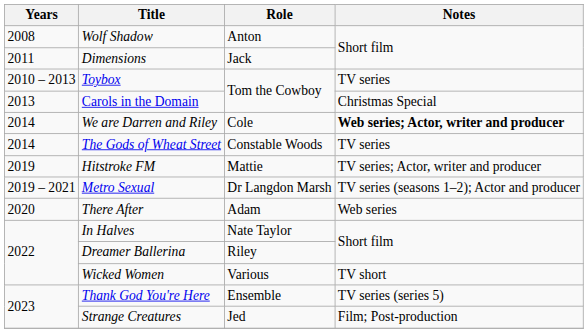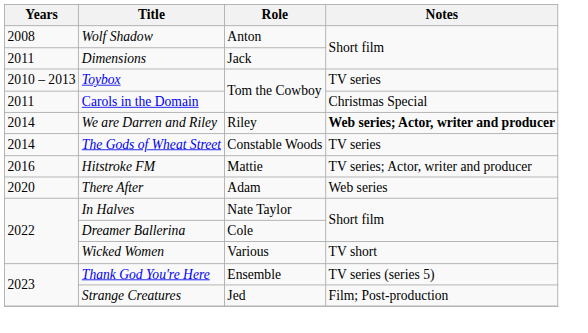(21, 101) 2013 -> (21, 101) 2011
(240, 123) Cole -> (242, 123) Riley
(21, 166) 2019 -> (21, 166) 2016
- row: (118, 187)
(242, 252) Riley -> (240, 230) Cole
